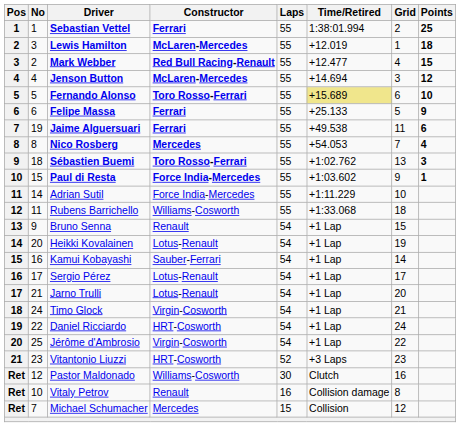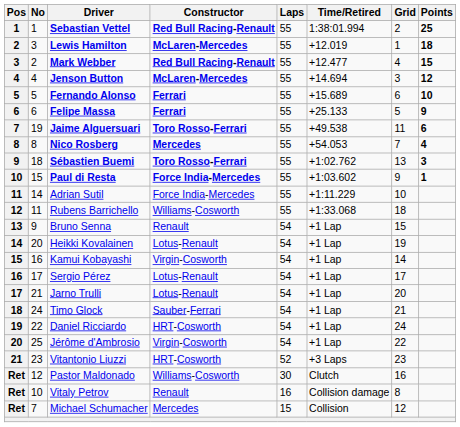(169, 29) Ferrari -> (214, 29) Red Bull Racing-Renault
(200, 95) Toro Rosso-Ferrari -> (169, 95) Ferrari
(328, 95) khaki background -> (328, 95) no background
(169, 128) Ferrari -> (200, 128) Toro Rosso-Ferrari
(187, 260) Sauber-Ferrari -> (190, 260) Virgin-Cosworth
(190, 309) Virgin-Cosworth -> (187, 309) Sauber-Ferrari
